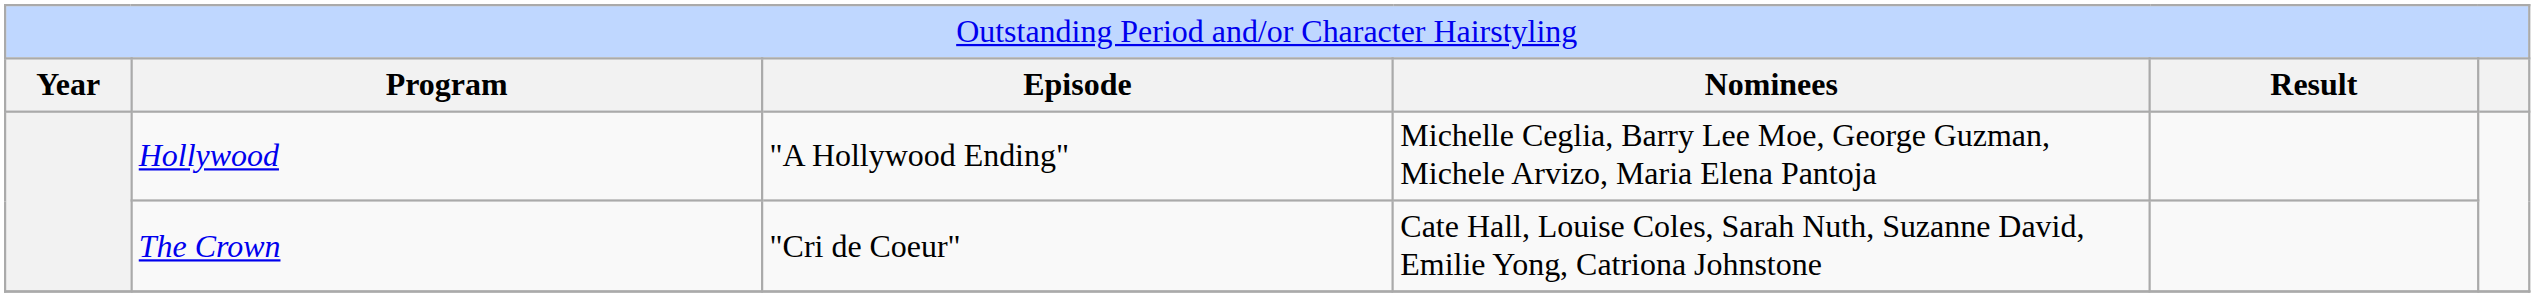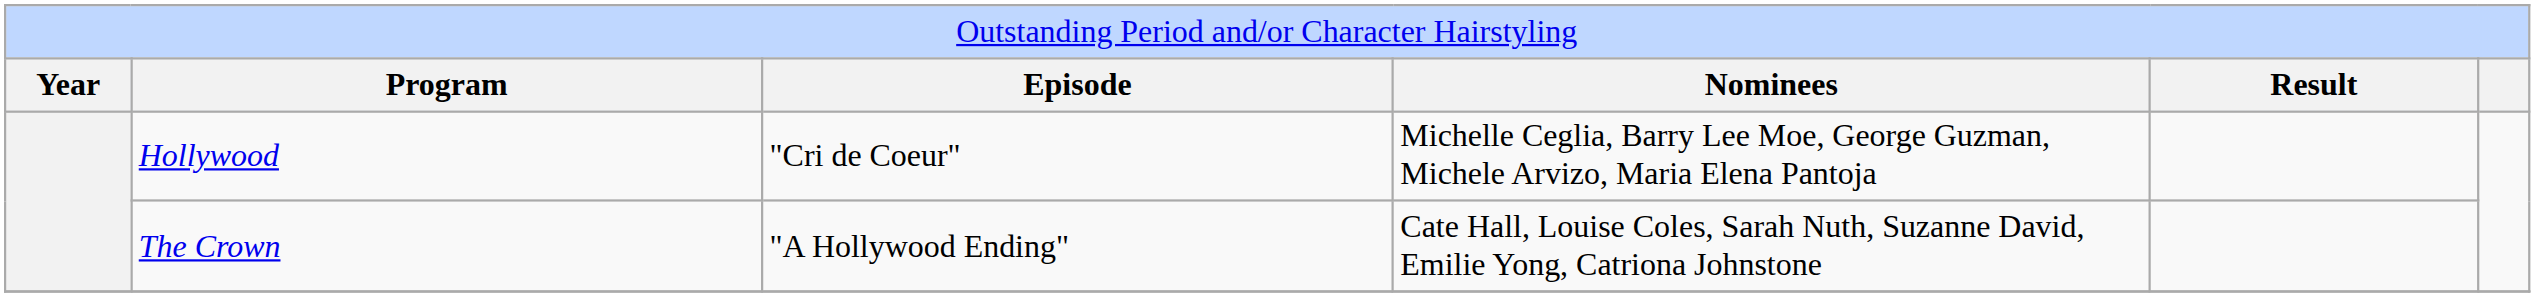(919, 155) "A Hollywood Ending" -> (865, 155) "Cri de Coeur"
(865, 246) "Cri de Coeur" -> (919, 246) "A Hollywood Ending"
